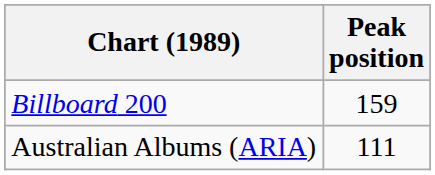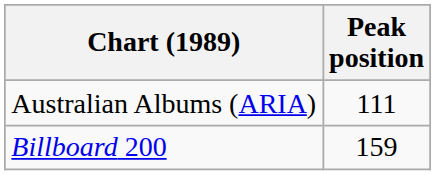rows swapped: (164, 147) <-> (89, 102)
